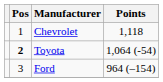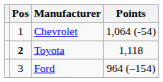(131, 32) 1,118 -> (131, 32) 1,064 (-54)
(131, 50) 1,064 (-54) -> (131, 50) 1,118
